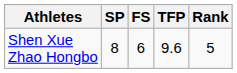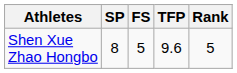(141, 48) 6 -> (141, 48) 5
